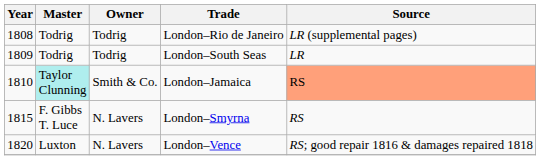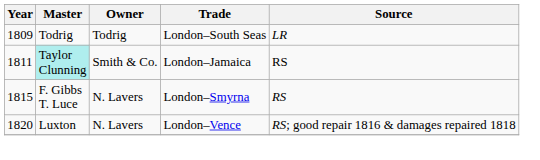- row: (223, 34)
(20, 82) 1810 -> (20, 62) 1811
(297, 82) lightsalmon background -> (280, 62) no background
